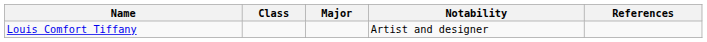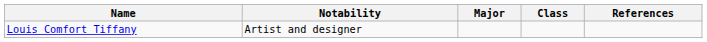columns swapped: (274, 13) <-> (476, 13)
